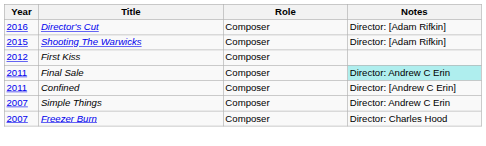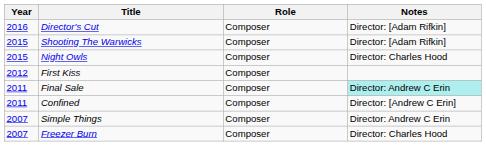+ row: (64, 57)
